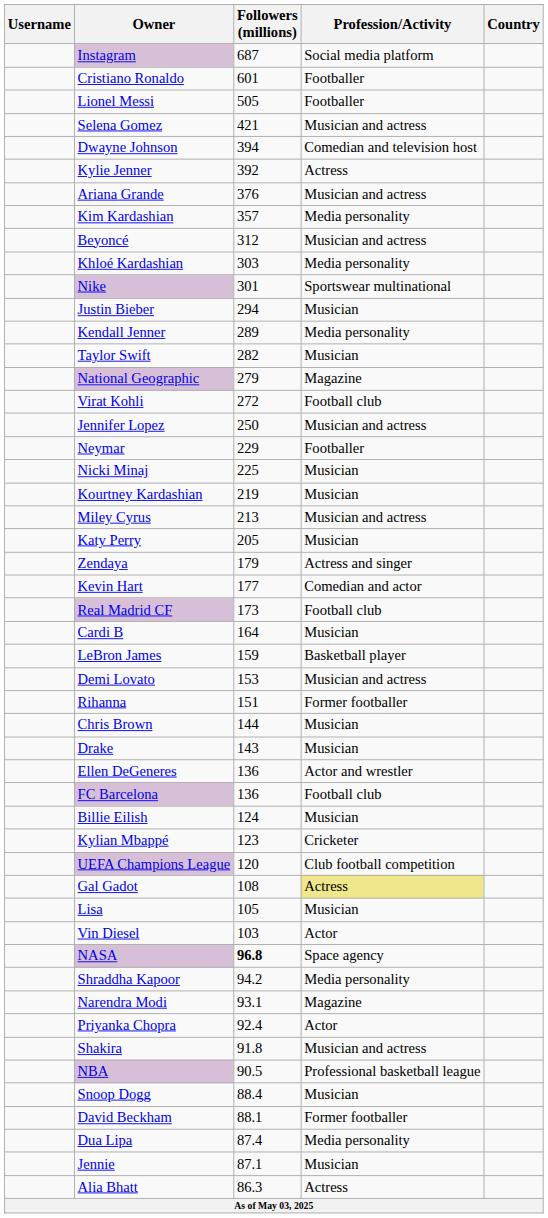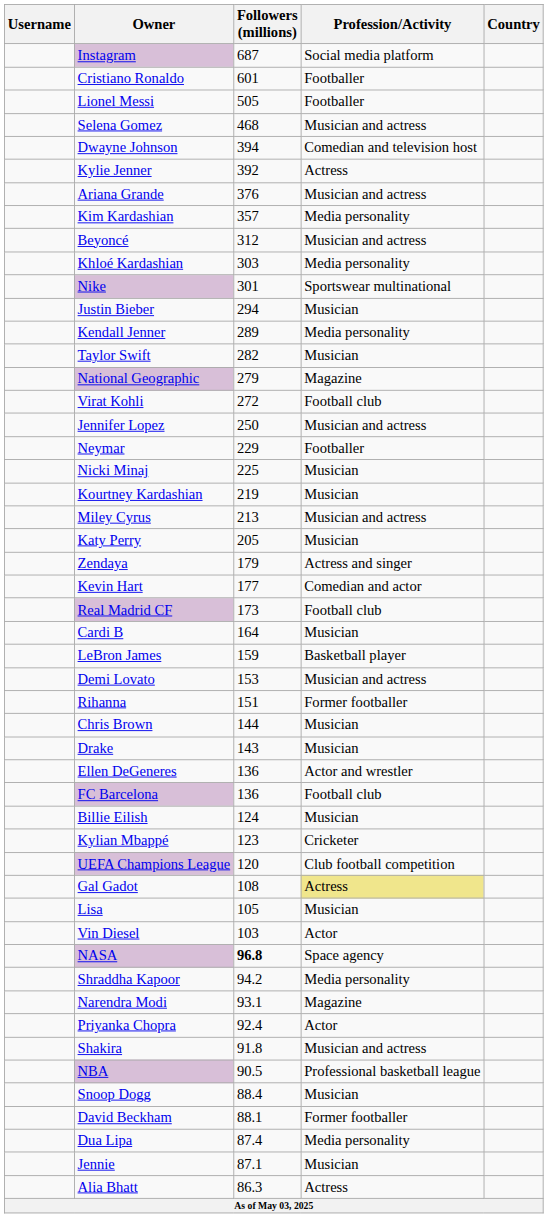(248, 124) 421 -> (248, 124) 468
